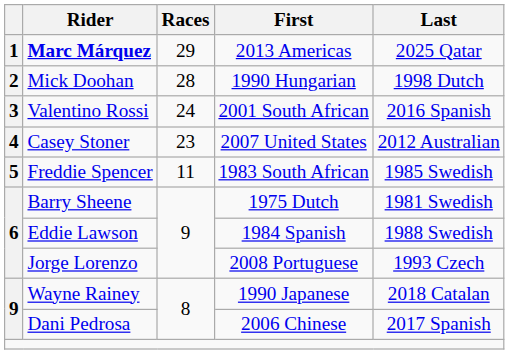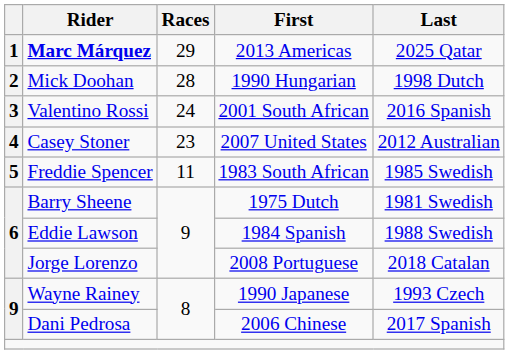(439, 263) 1993 Czech -> (439, 263) 2018 Catalan
(439, 293) 2018 Catalan -> (439, 293) 1993 Czech
